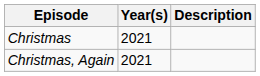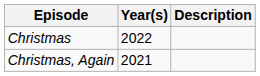(137, 37) 2021 -> (137, 37) 2022
